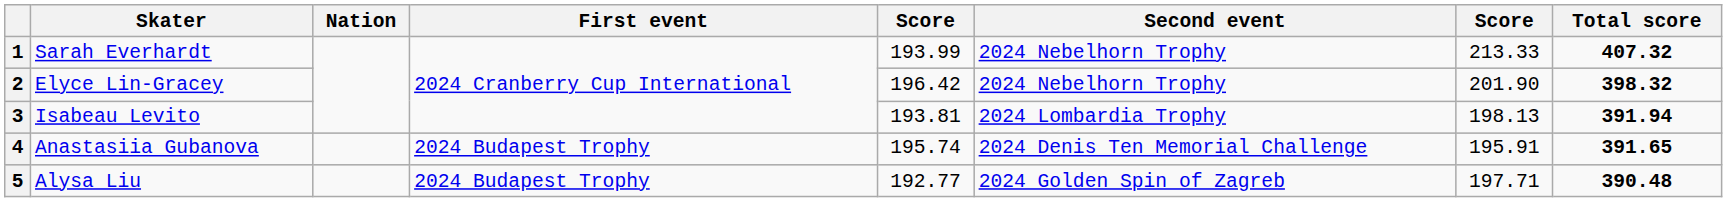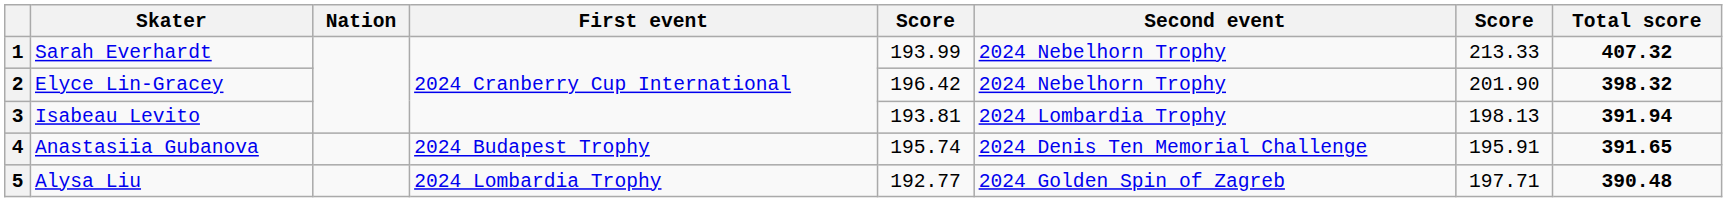(532, 181) 2024 Budapest Trophy -> (538, 181) 2024 Lombardia Trophy
